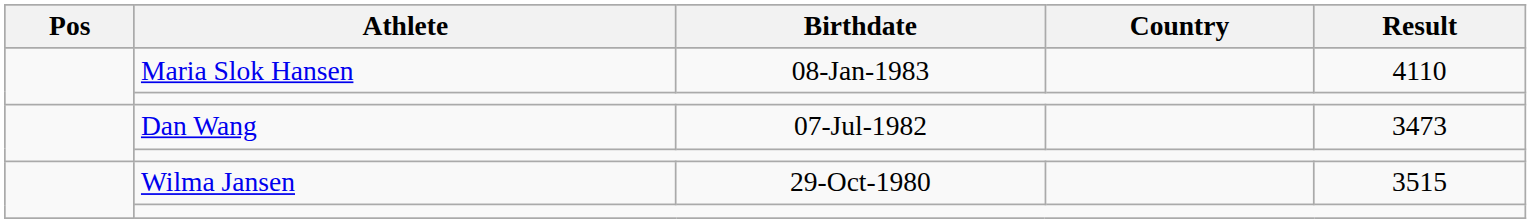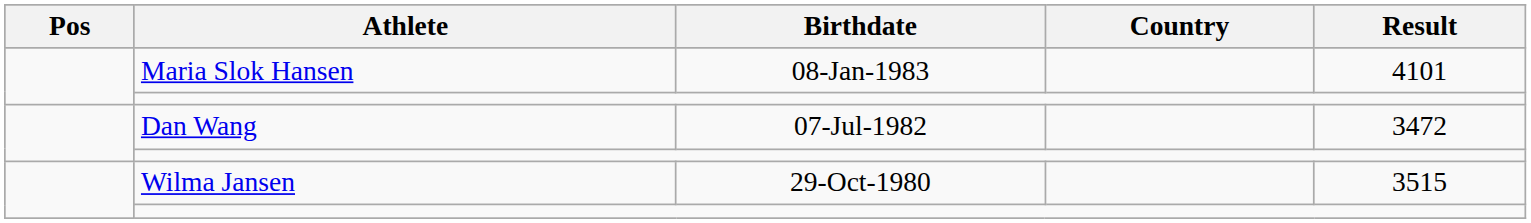(1420, 69) 4110 -> (1420, 69) 4101
(1420, 126) 3473 -> (1420, 126) 3472
